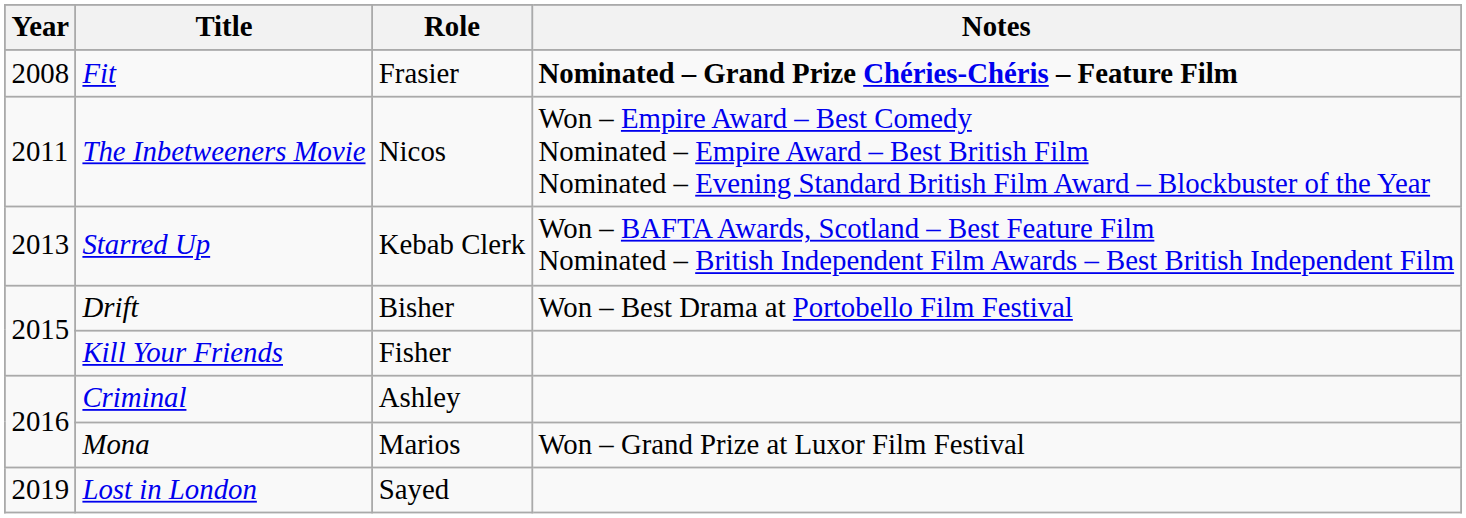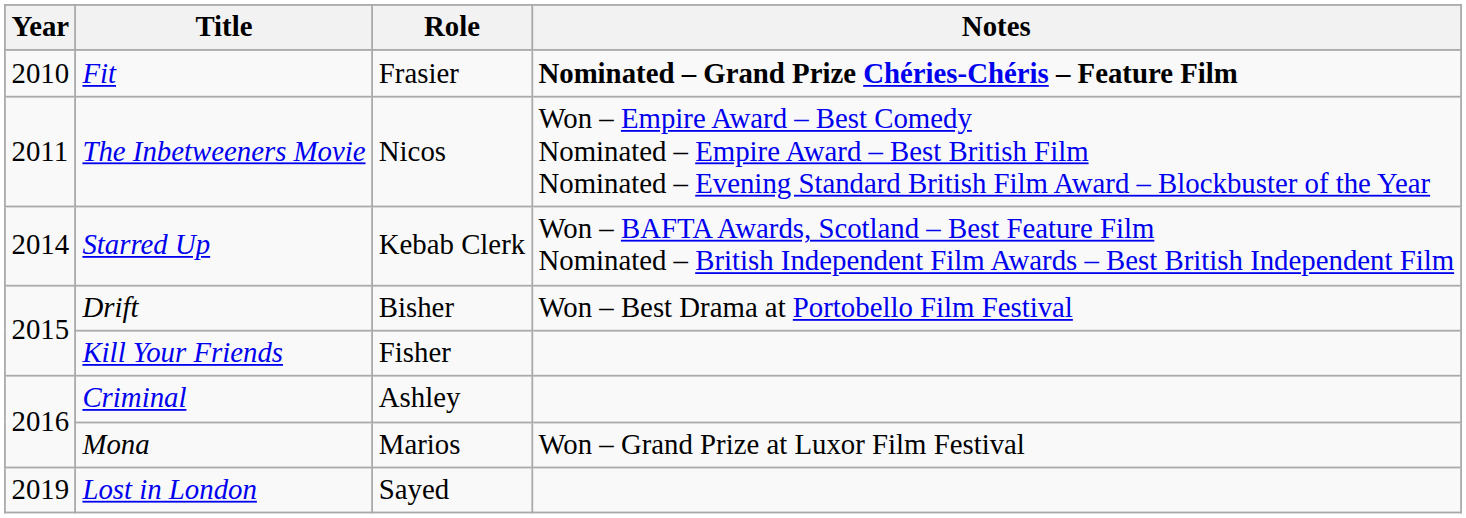(40, 73) 2008 -> (40, 73) 2010
(40, 245) 2013 -> (40, 245) 2014
